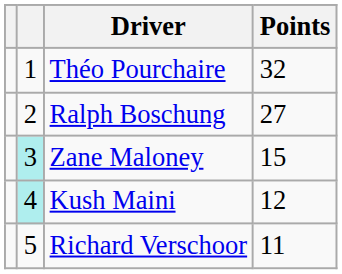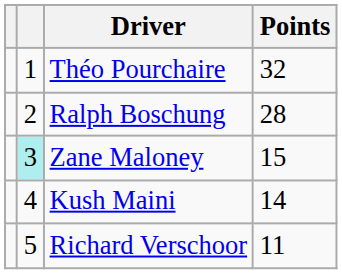(273, 113) 27 -> (273, 113) 28
(30, 200) paleturquoise background -> (30, 200) no background
(273, 200) 12 -> (273, 200) 14
